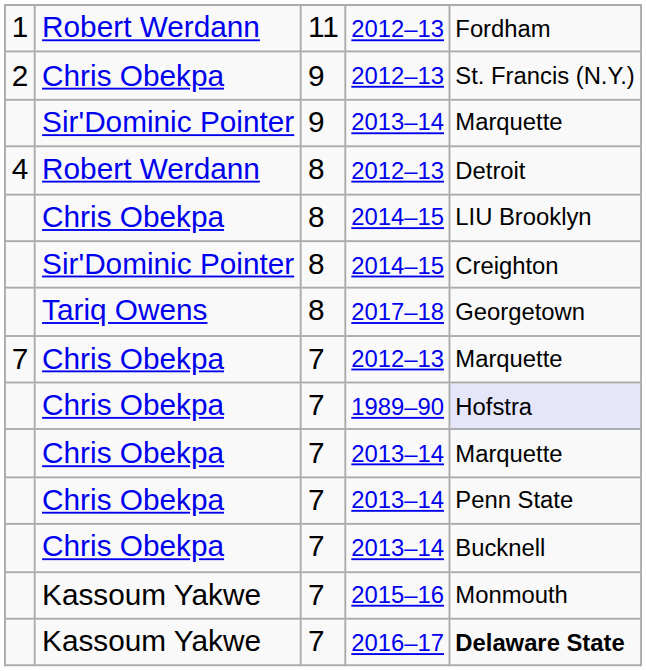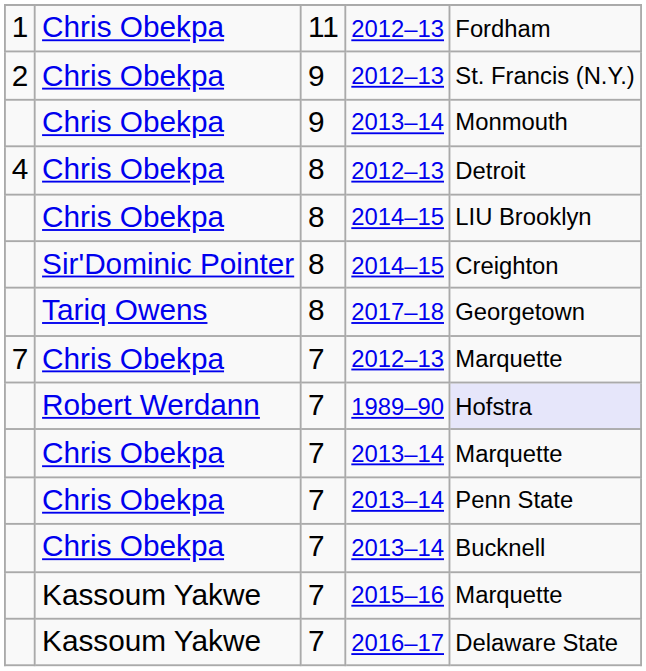(151, 28) Robert Werdann -> (133, 28) Chris Obekpa
(168, 122) Sir'Dominic Pointer -> (133, 122) Chris Obekpa
(509, 123) Marquette -> (512, 123) Monmouth
(151, 169) Robert Werdann -> (133, 169) Chris Obekpa
(133, 405) Chris Obekpa -> (151, 405) Robert Werdann
(512, 595) Monmouth -> (509, 595) Marquette
(540, 642) bold -> (537, 642) normal
